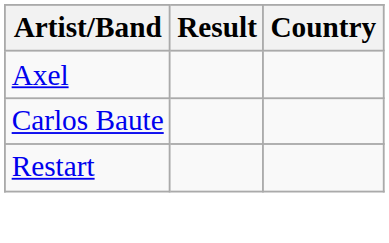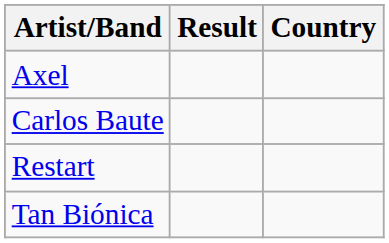+ row: (83, 213)
